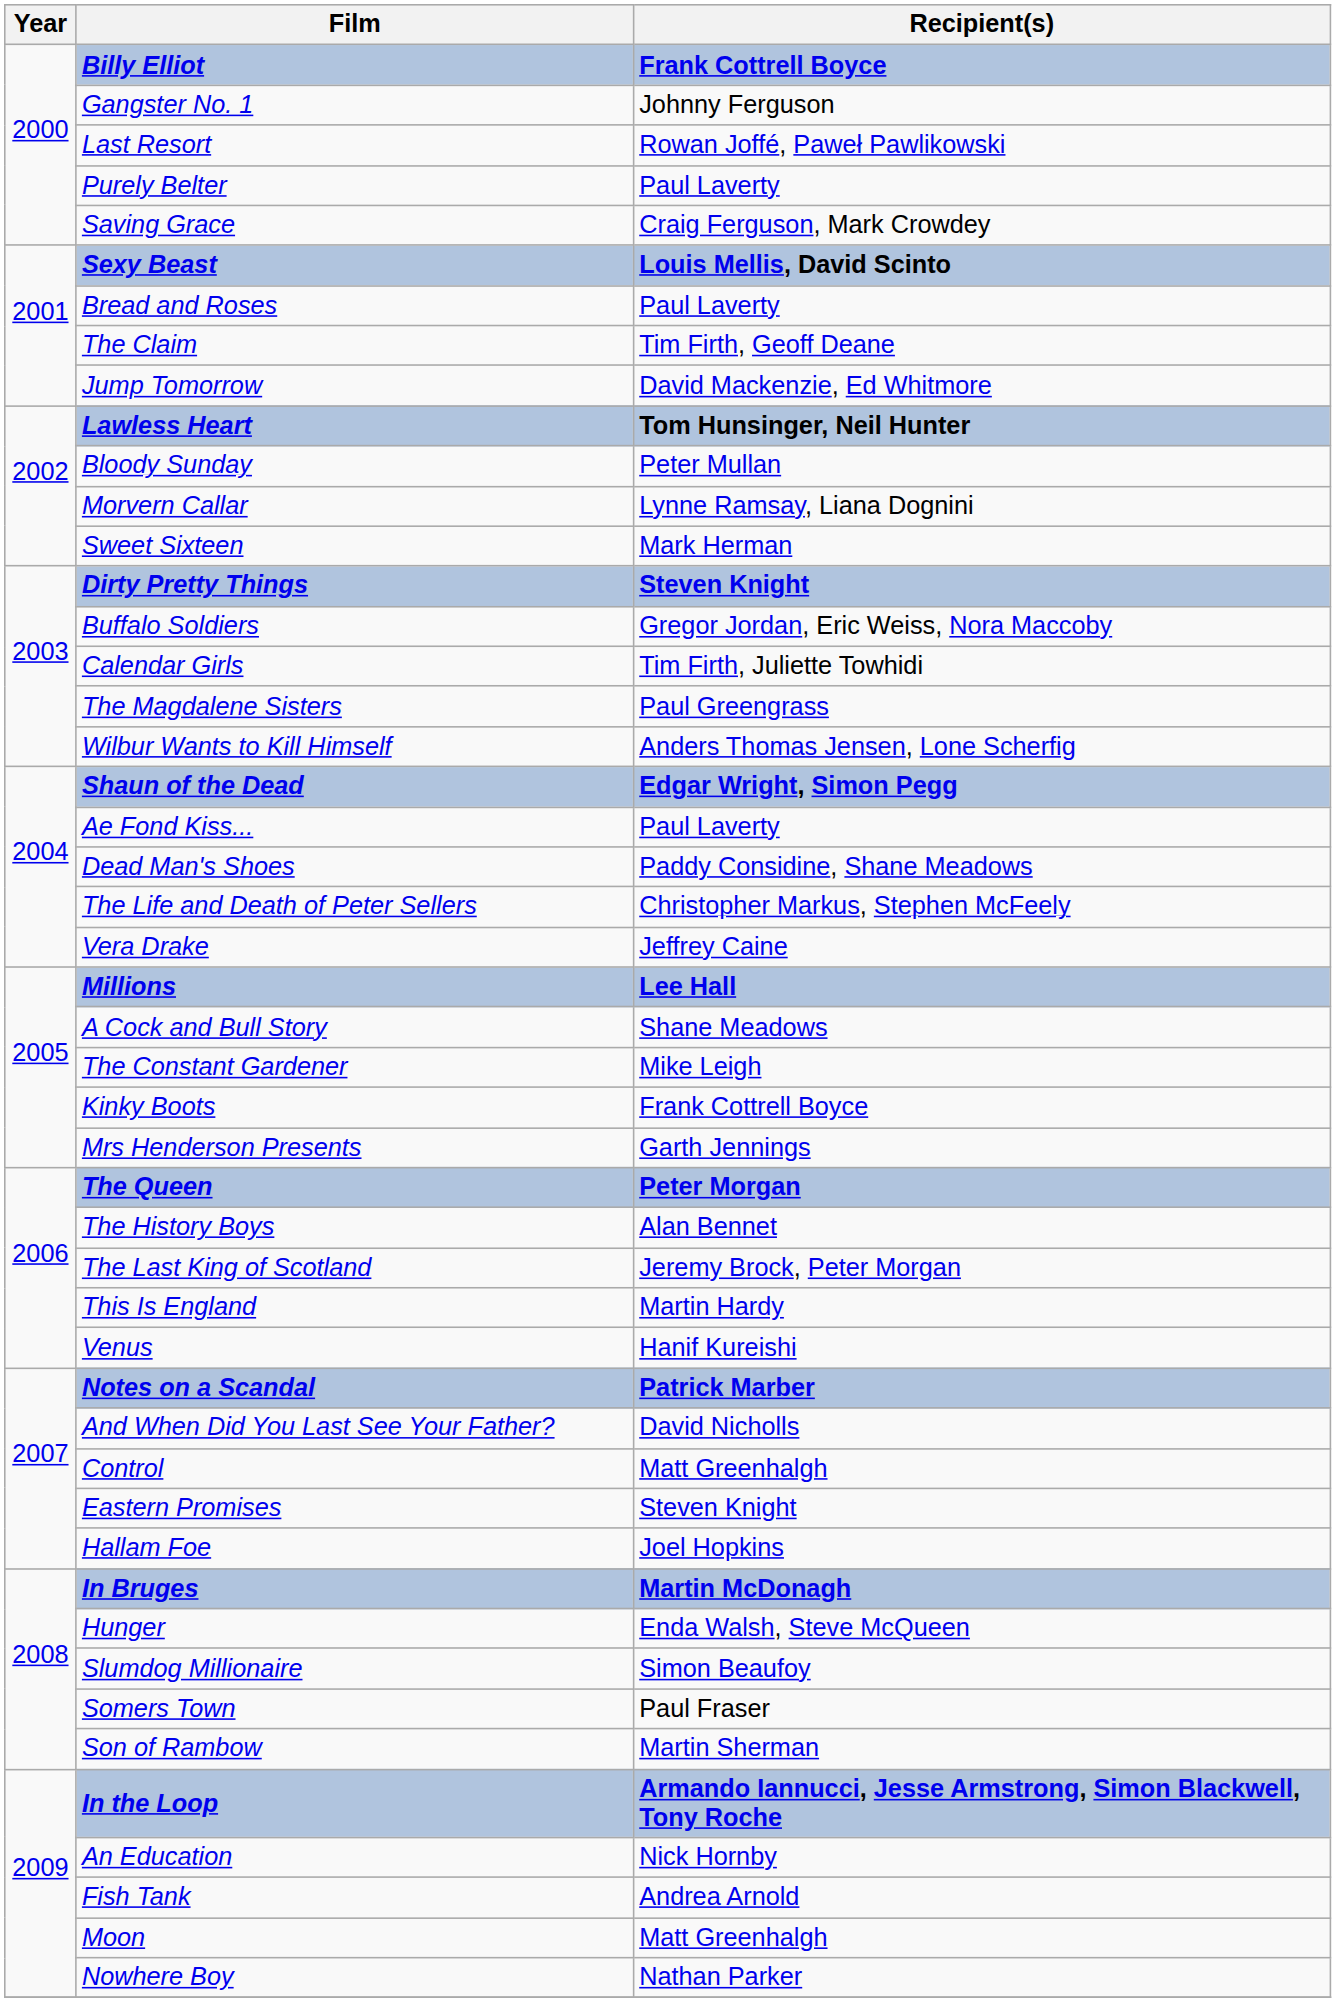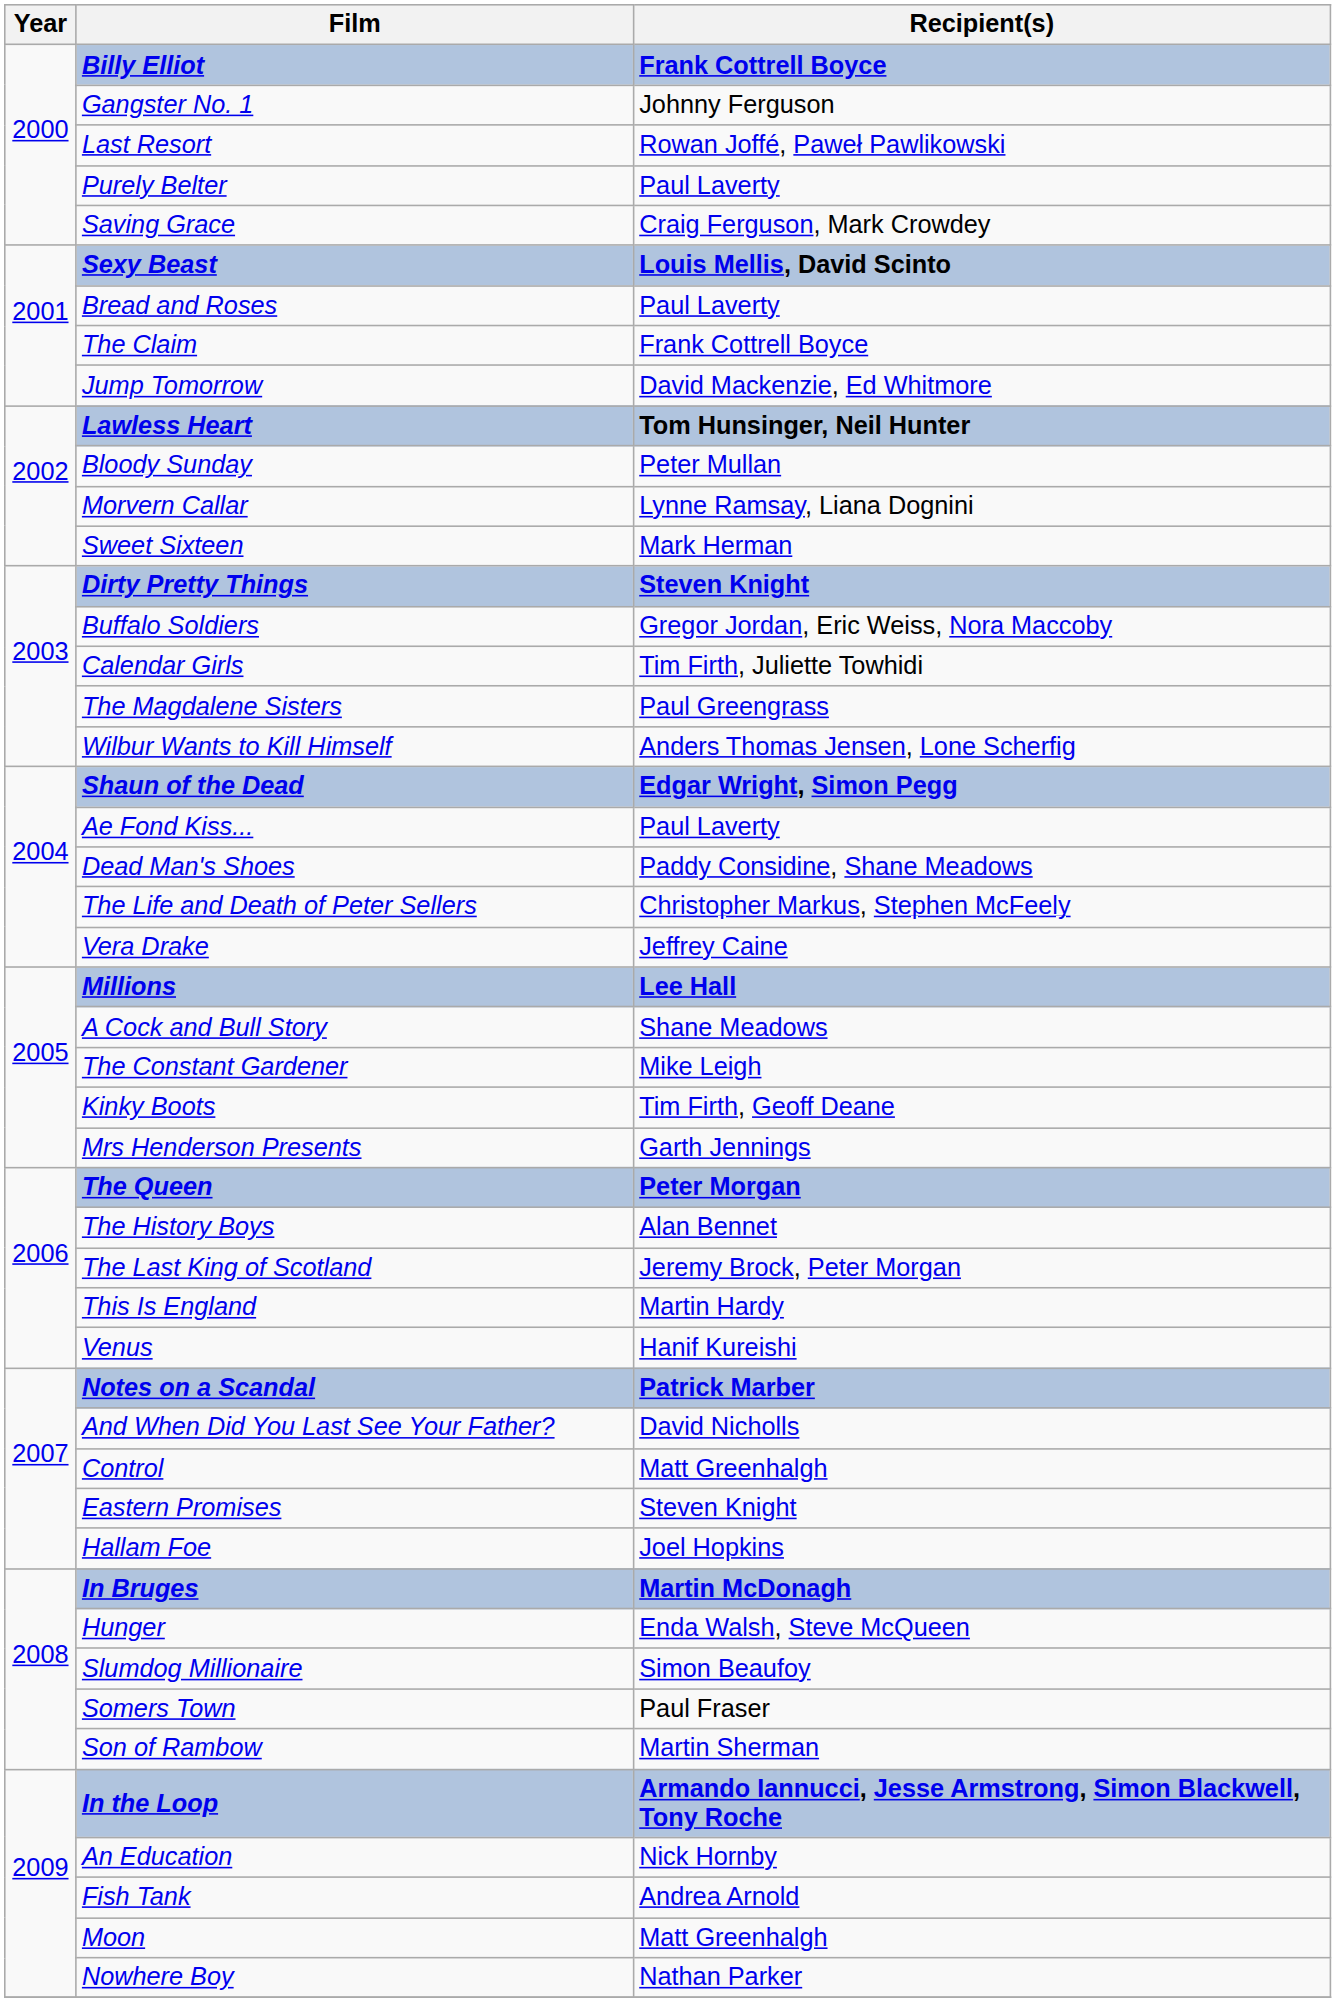(767, 345) Tim Firth, Geoff Deane -> (754, 345) Frank Cottrell Boyce
(754, 1107) Frank Cottrell Boyce -> (767, 1107) Tim Firth, Geoff Deane
